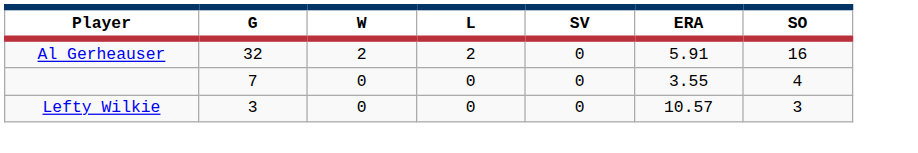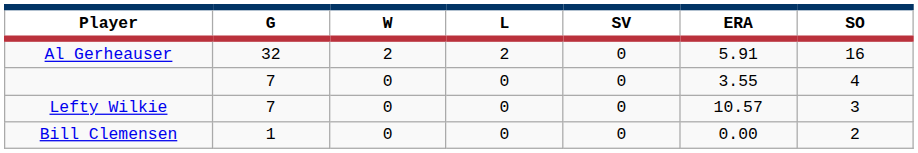(253, 108) 3 -> (271, 108) 7
+ row: (108, 135)
